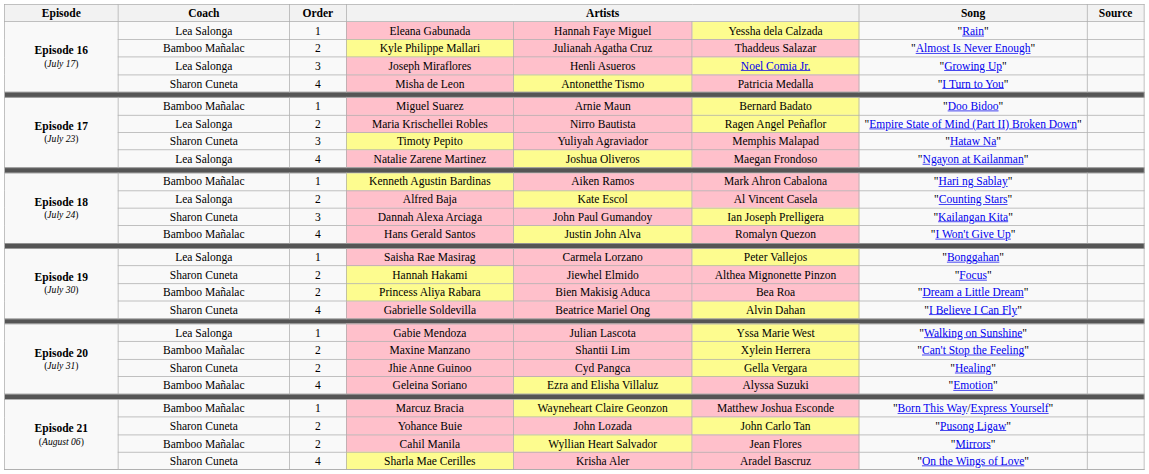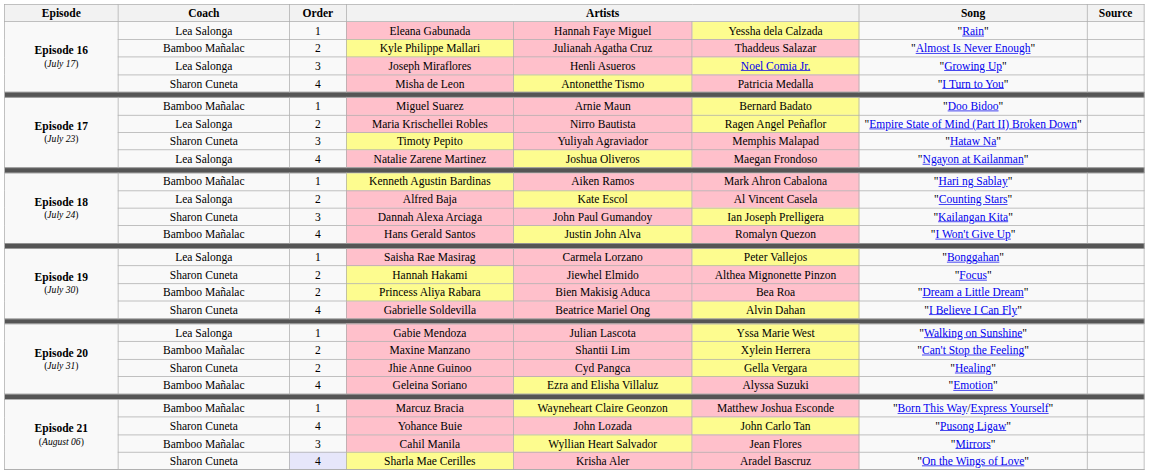(318, 426) 2 -> (318, 426) 4
(318, 443) 2 -> (318, 443) 3
(318, 461) no background -> (318, 461) lavender background
